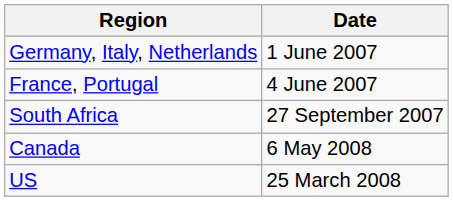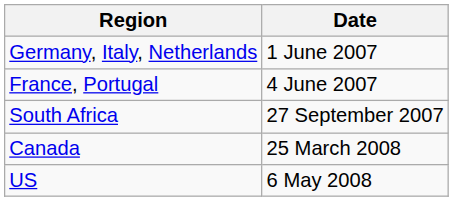(319, 148) 6 May 2008 -> (334, 148) 25 March 2008
(334, 180) 25 March 2008 -> (319, 180) 6 May 2008
